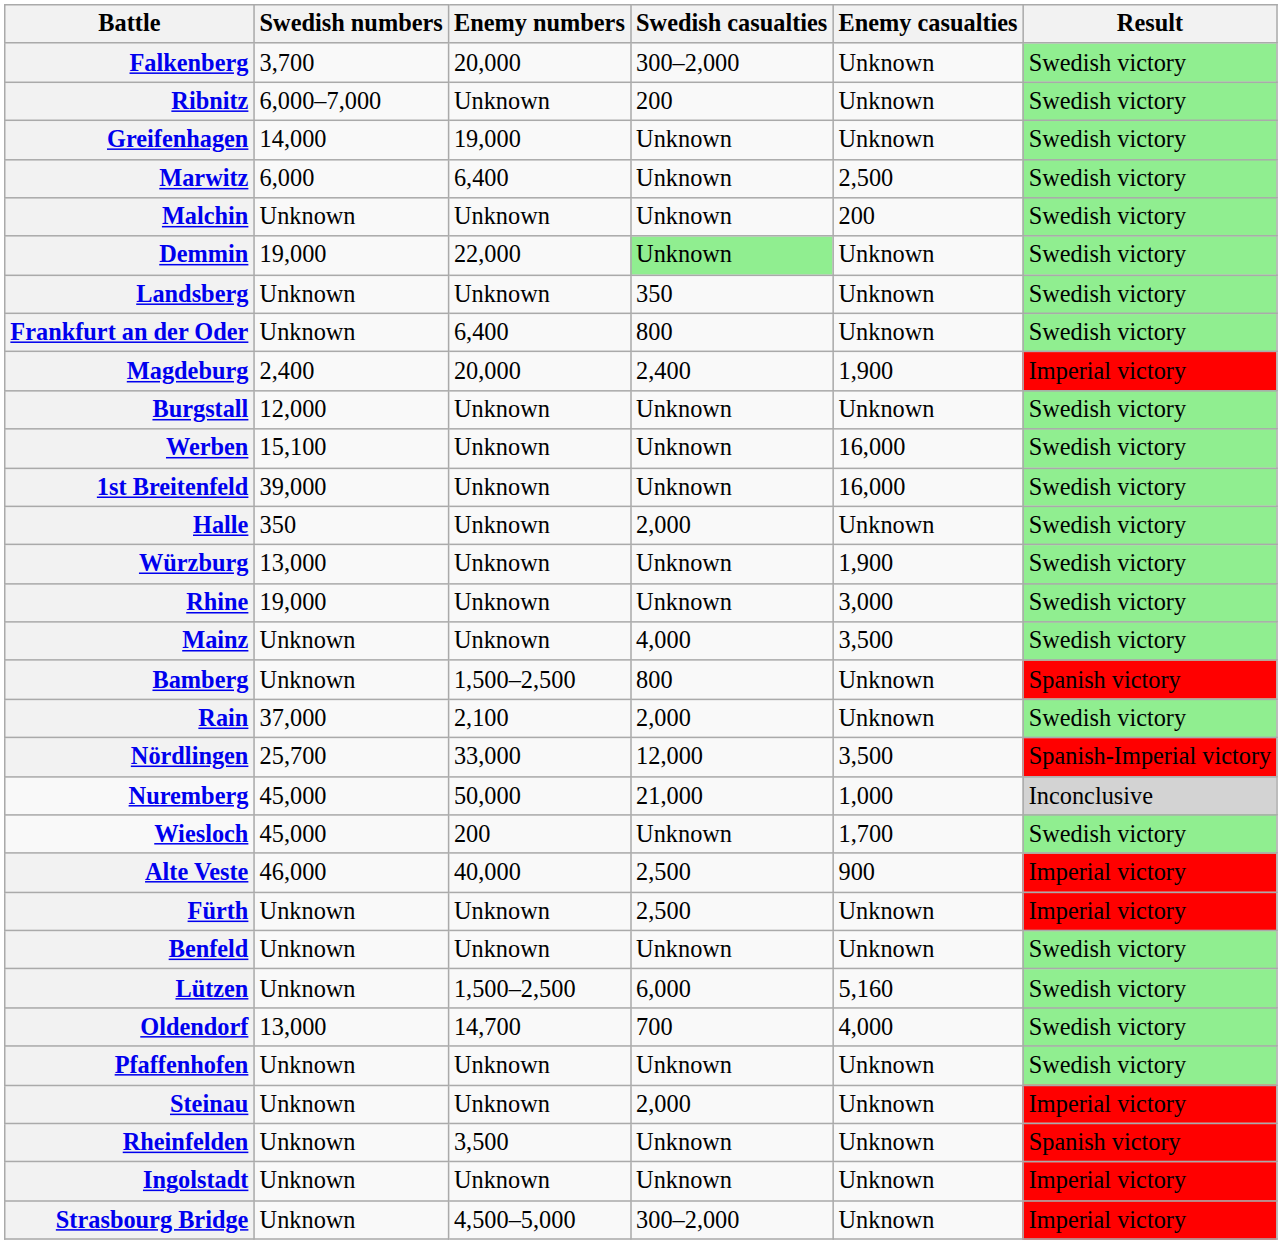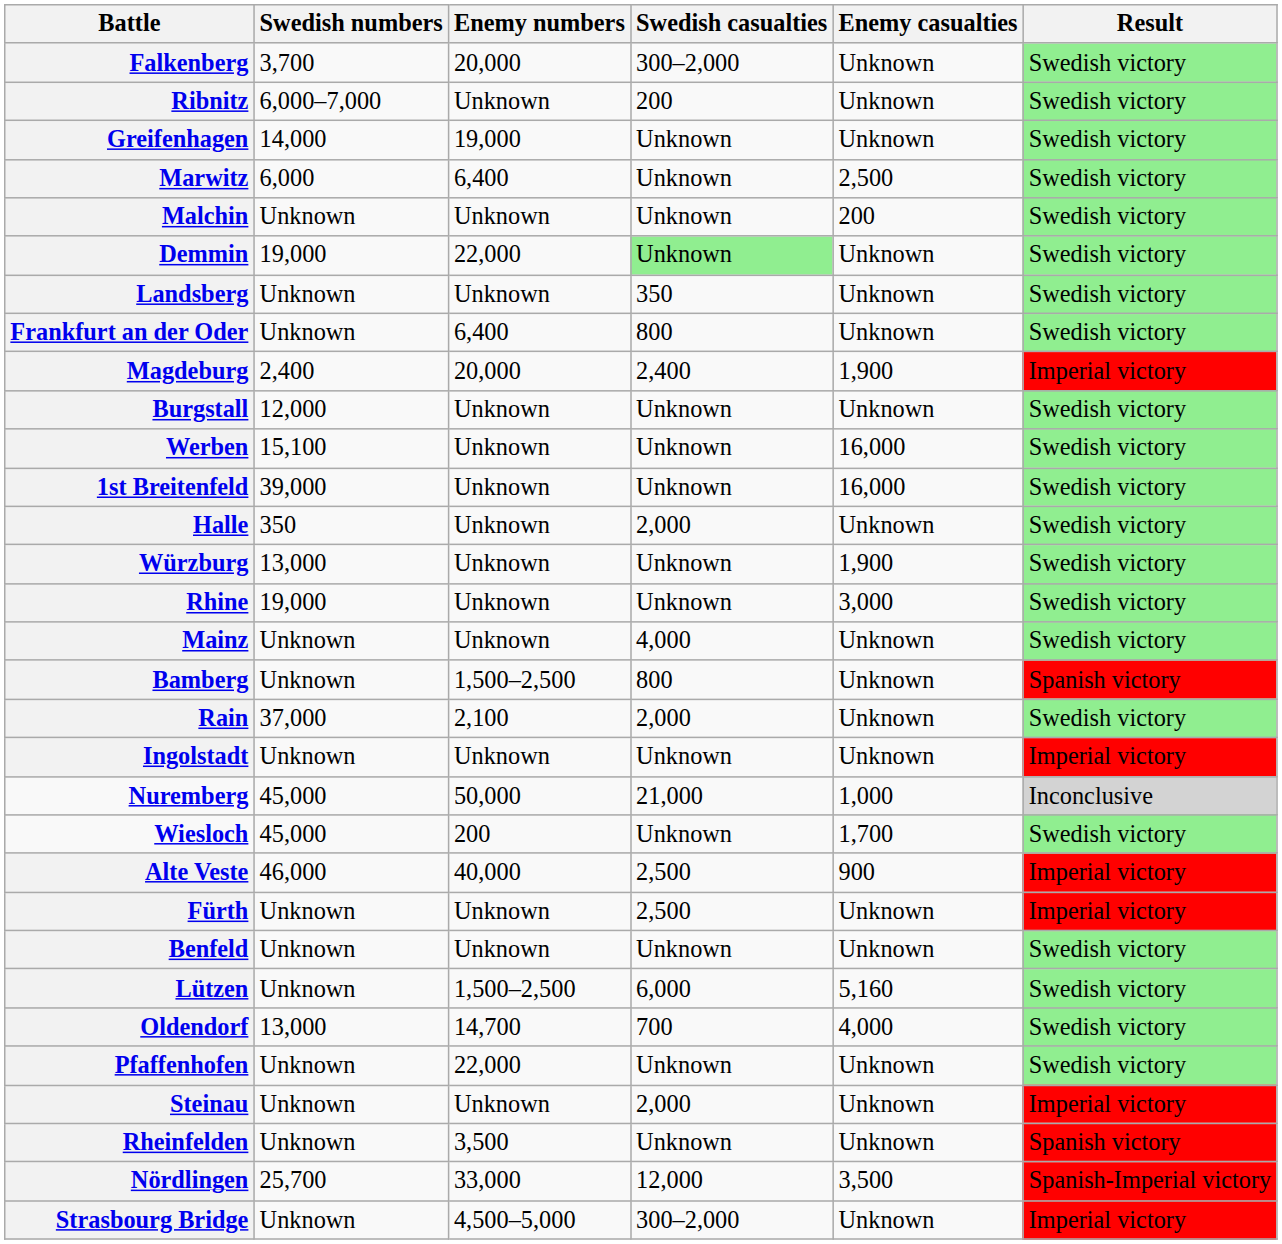(866, 640) 3,500 -> (886, 640) Unknown
rows swapped: (196, 1180) <-> (190, 756)
(502, 1065) Unknown -> (487, 1065) 22,000
